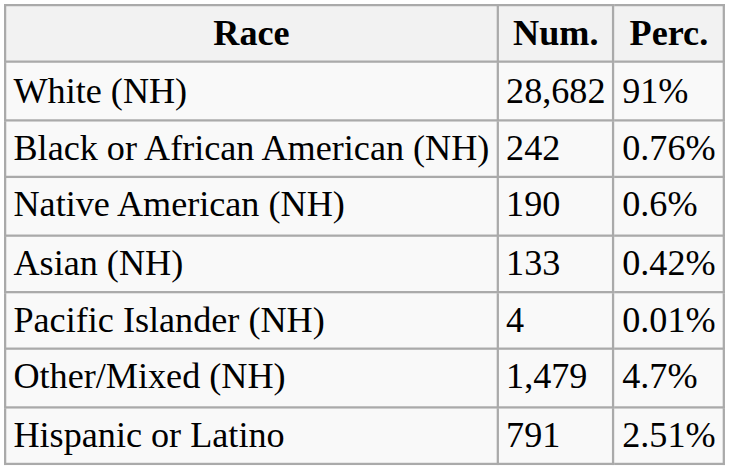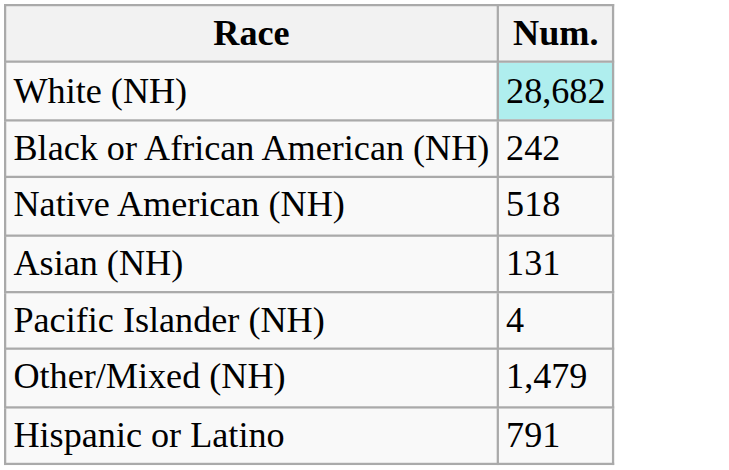- column: (669, 33)
(556, 90) no background -> (556, 90) paleturquoise background
(533, 205) 190 -> (533, 205) 518
(533, 262) 133 -> (533, 262) 131
